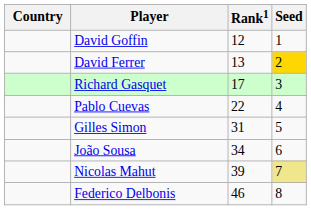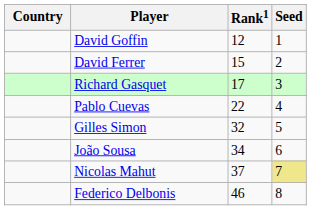(238, 62) 13 -> (238, 62) 15
(279, 62) gold background -> (279, 62) no background
(238, 128) 31 -> (238, 128) 32
(238, 171) 39 -> (238, 171) 37
